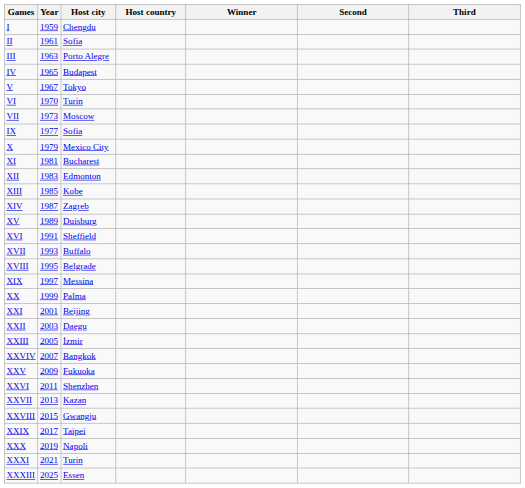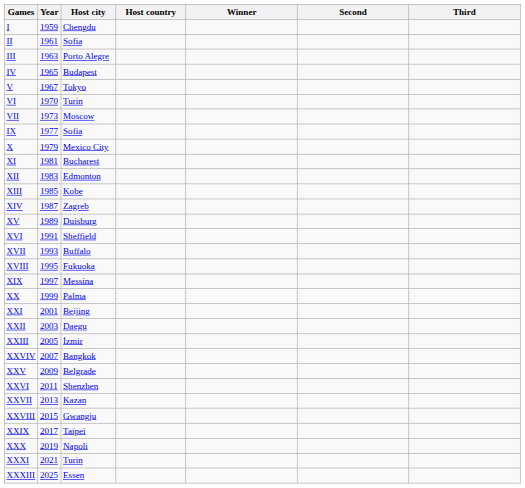(79, 266) Belgrade -> (79, 266) Fukuoka
(79, 371) Fukuoka -> (79, 371) Belgrade
